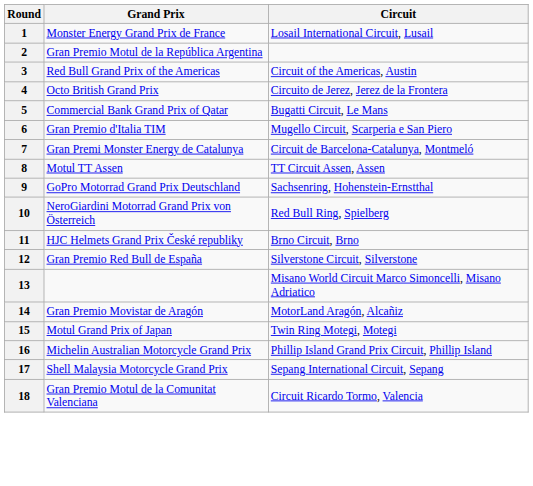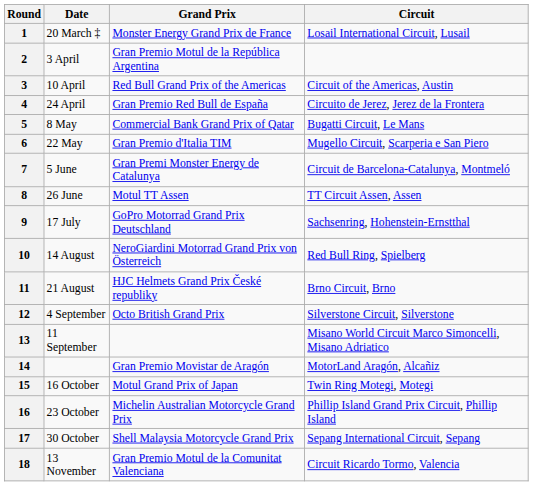+ column: (77, 13)
(103, 90) Octo British Grand Prix -> (190, 104) Gran Premio Red Bull de España
(124, 259) Gran Premio Red Bull de España -> (168, 314) Octo British Grand Prix
